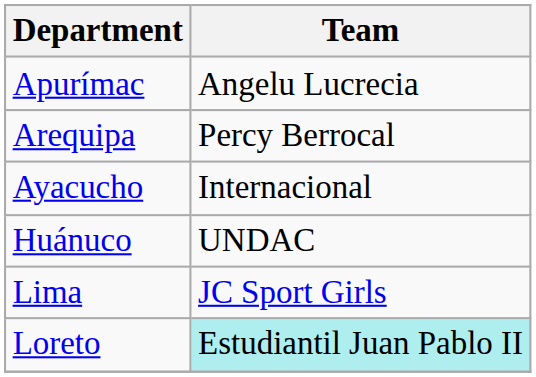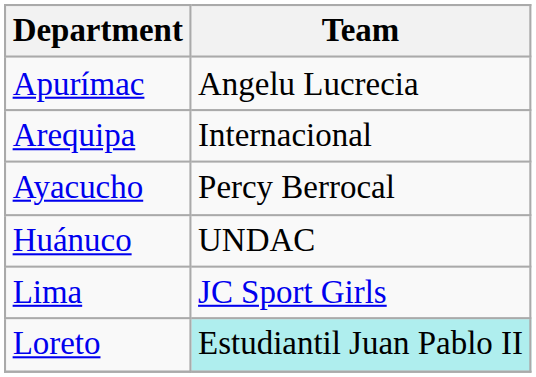(296, 135) Percy Berrocal -> (285, 135) Internacional
(285, 187) Internacional -> (296, 187) Percy Berrocal
